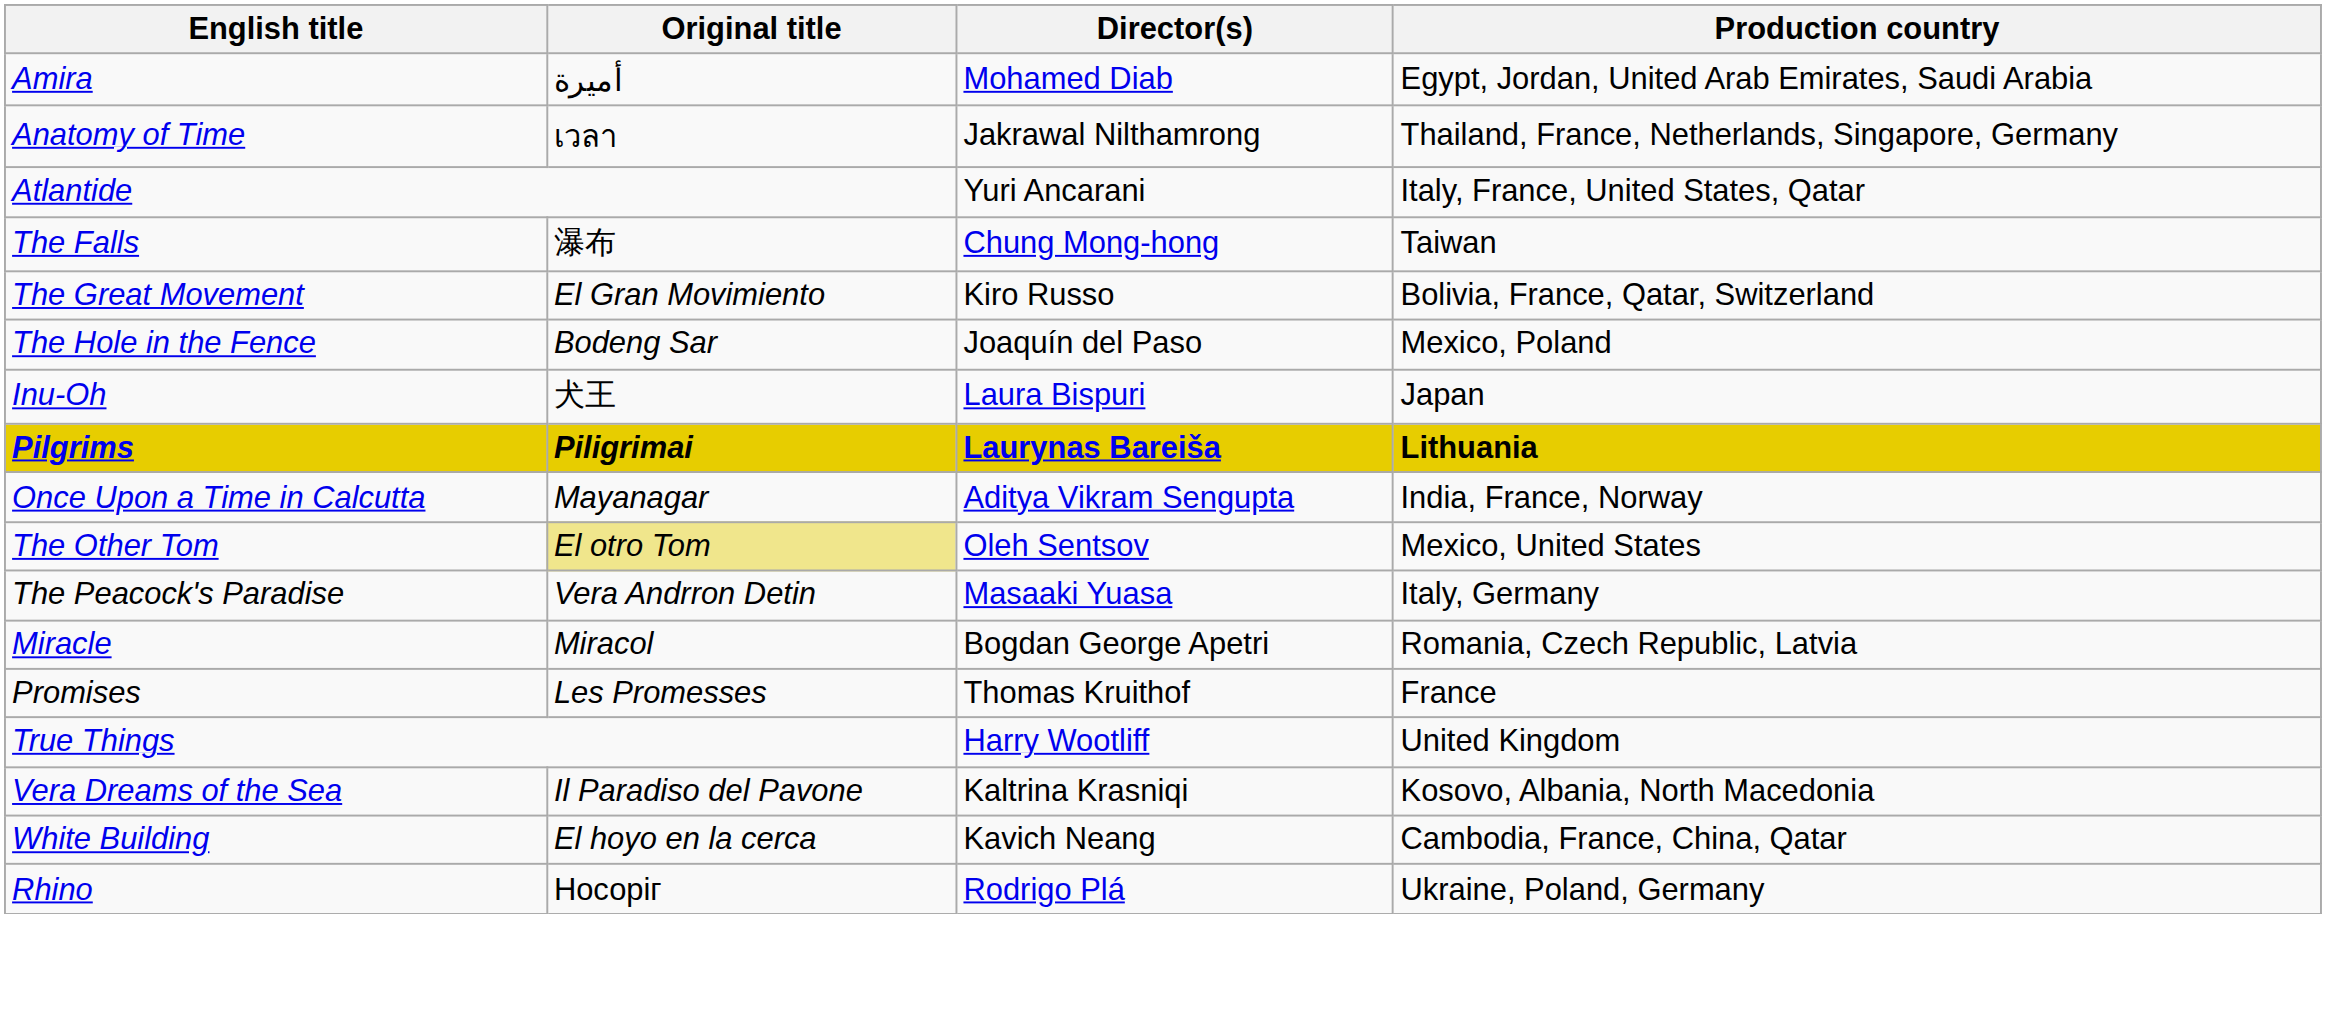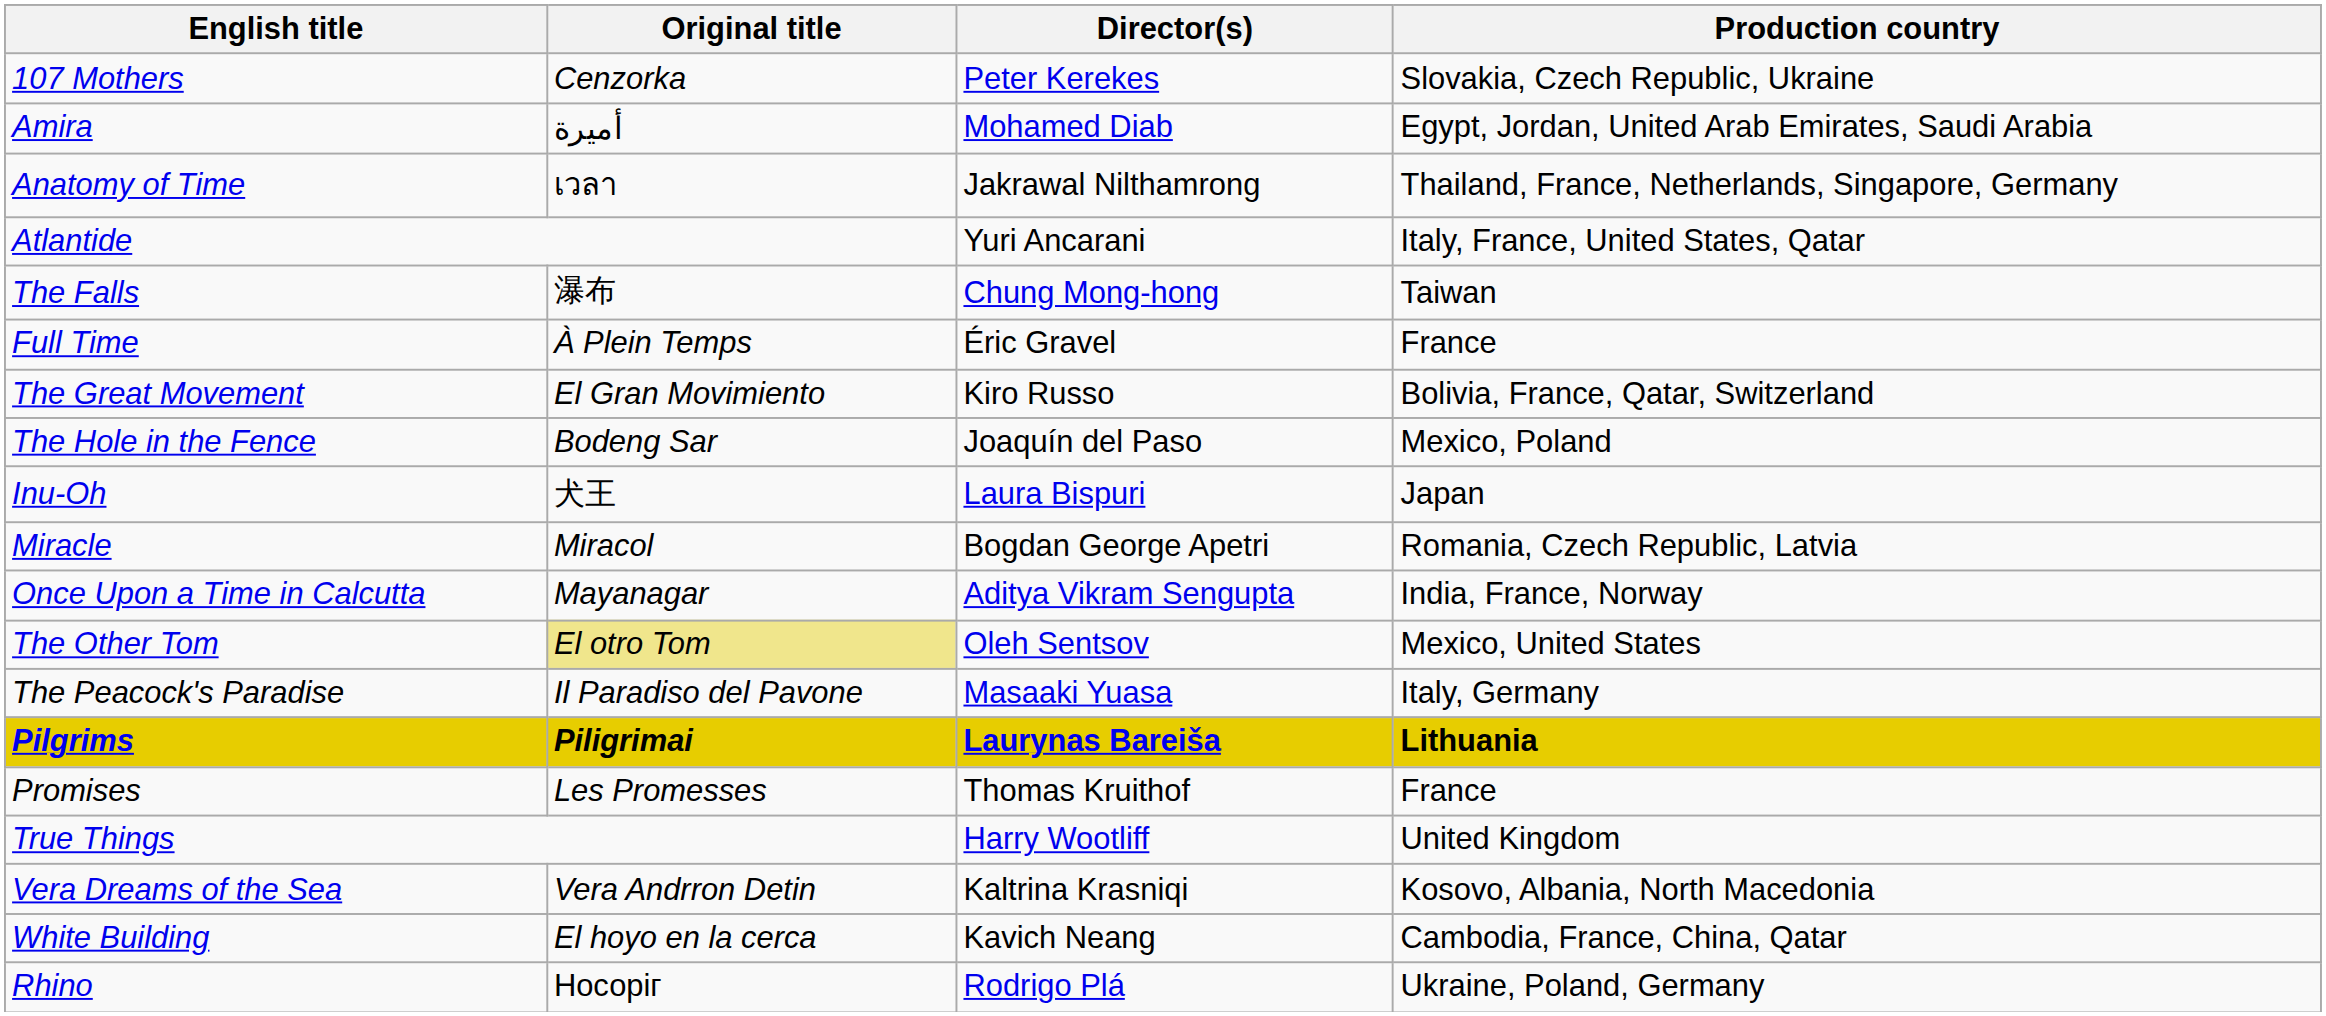+ row: (98, 77)
+ row: (75, 344)
rows swapped: (62, 643) <-> (73, 447)
(685, 594) Vera Andrron Detin -> (708, 692) Il Paradiso del Pavone
(708, 790) Il Paradiso del Pavone -> (685, 888) Vera Andrron Detin
